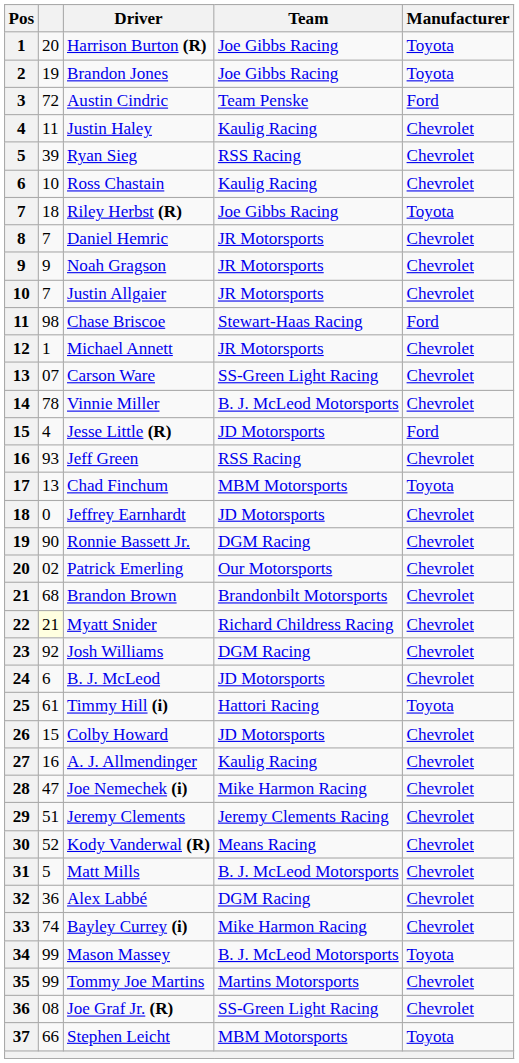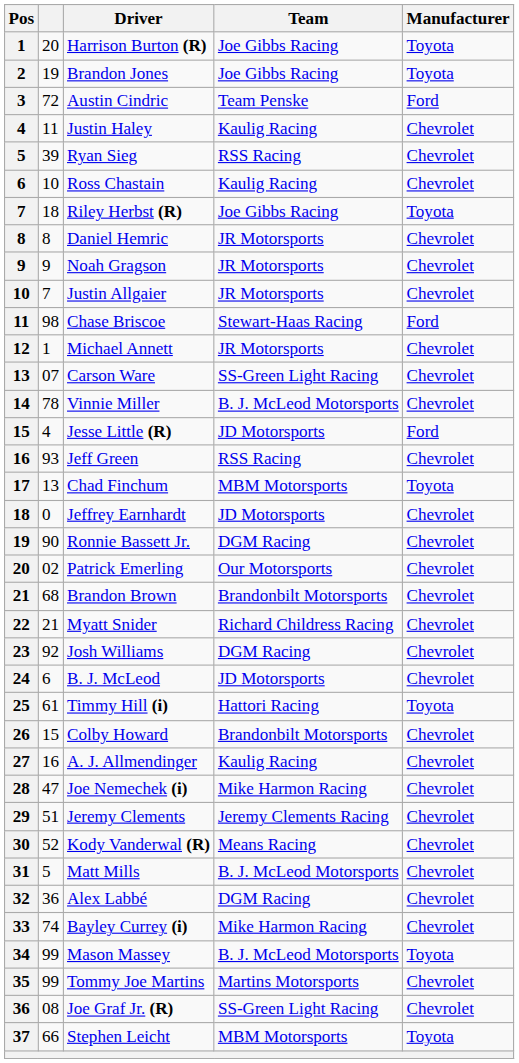(46, 238) 7 -> (46, 238) 8
(51, 623) lightyellow background -> (51, 623) no background
(271, 733) JD Motorsports -> (303, 733) Brandonbilt Motorsports
